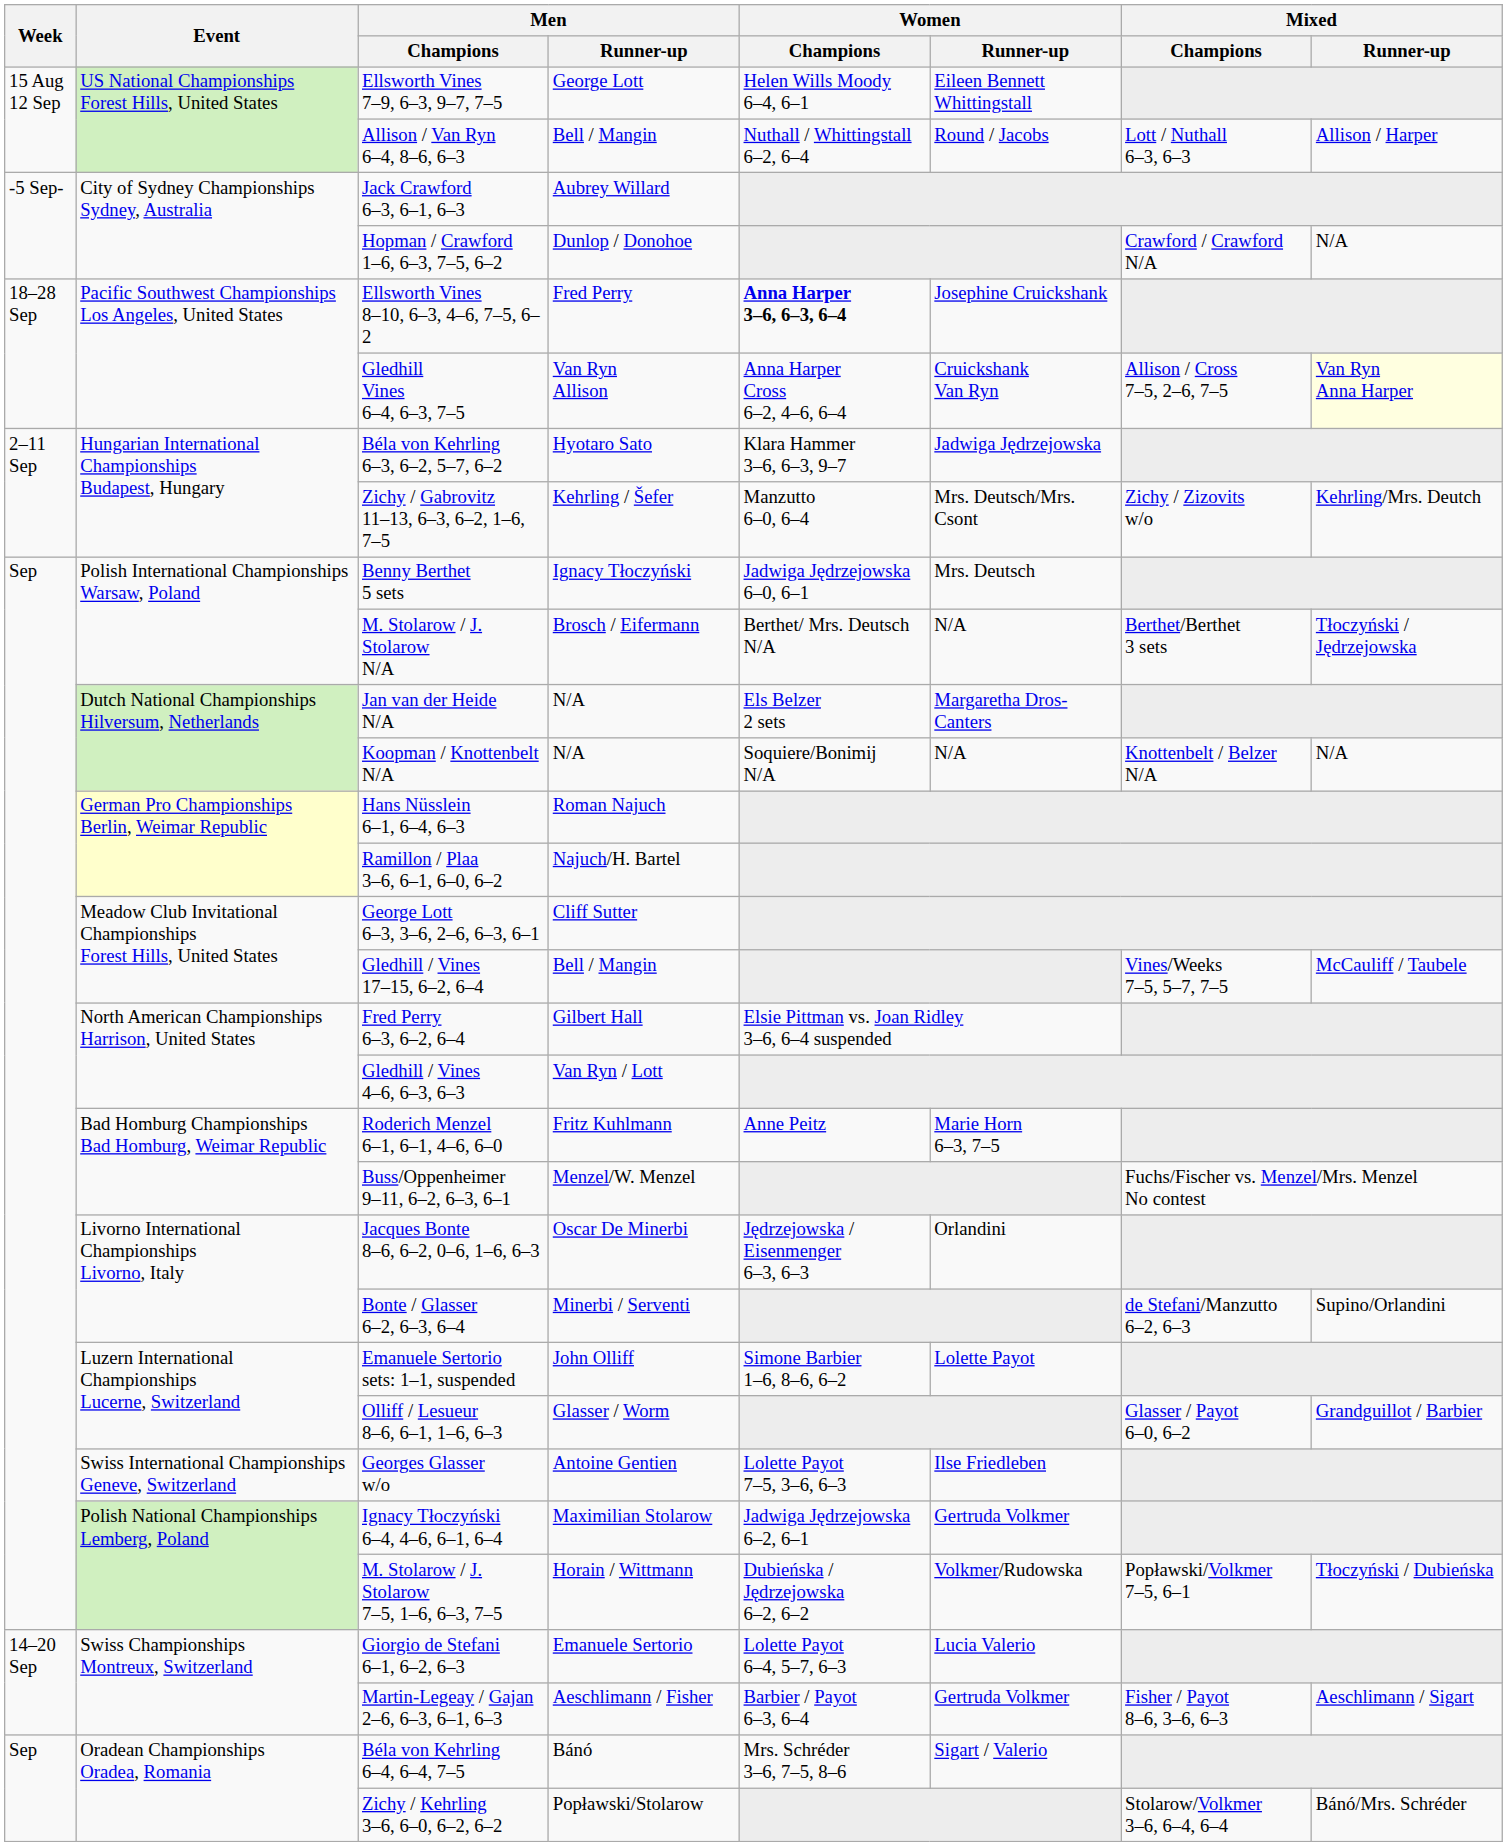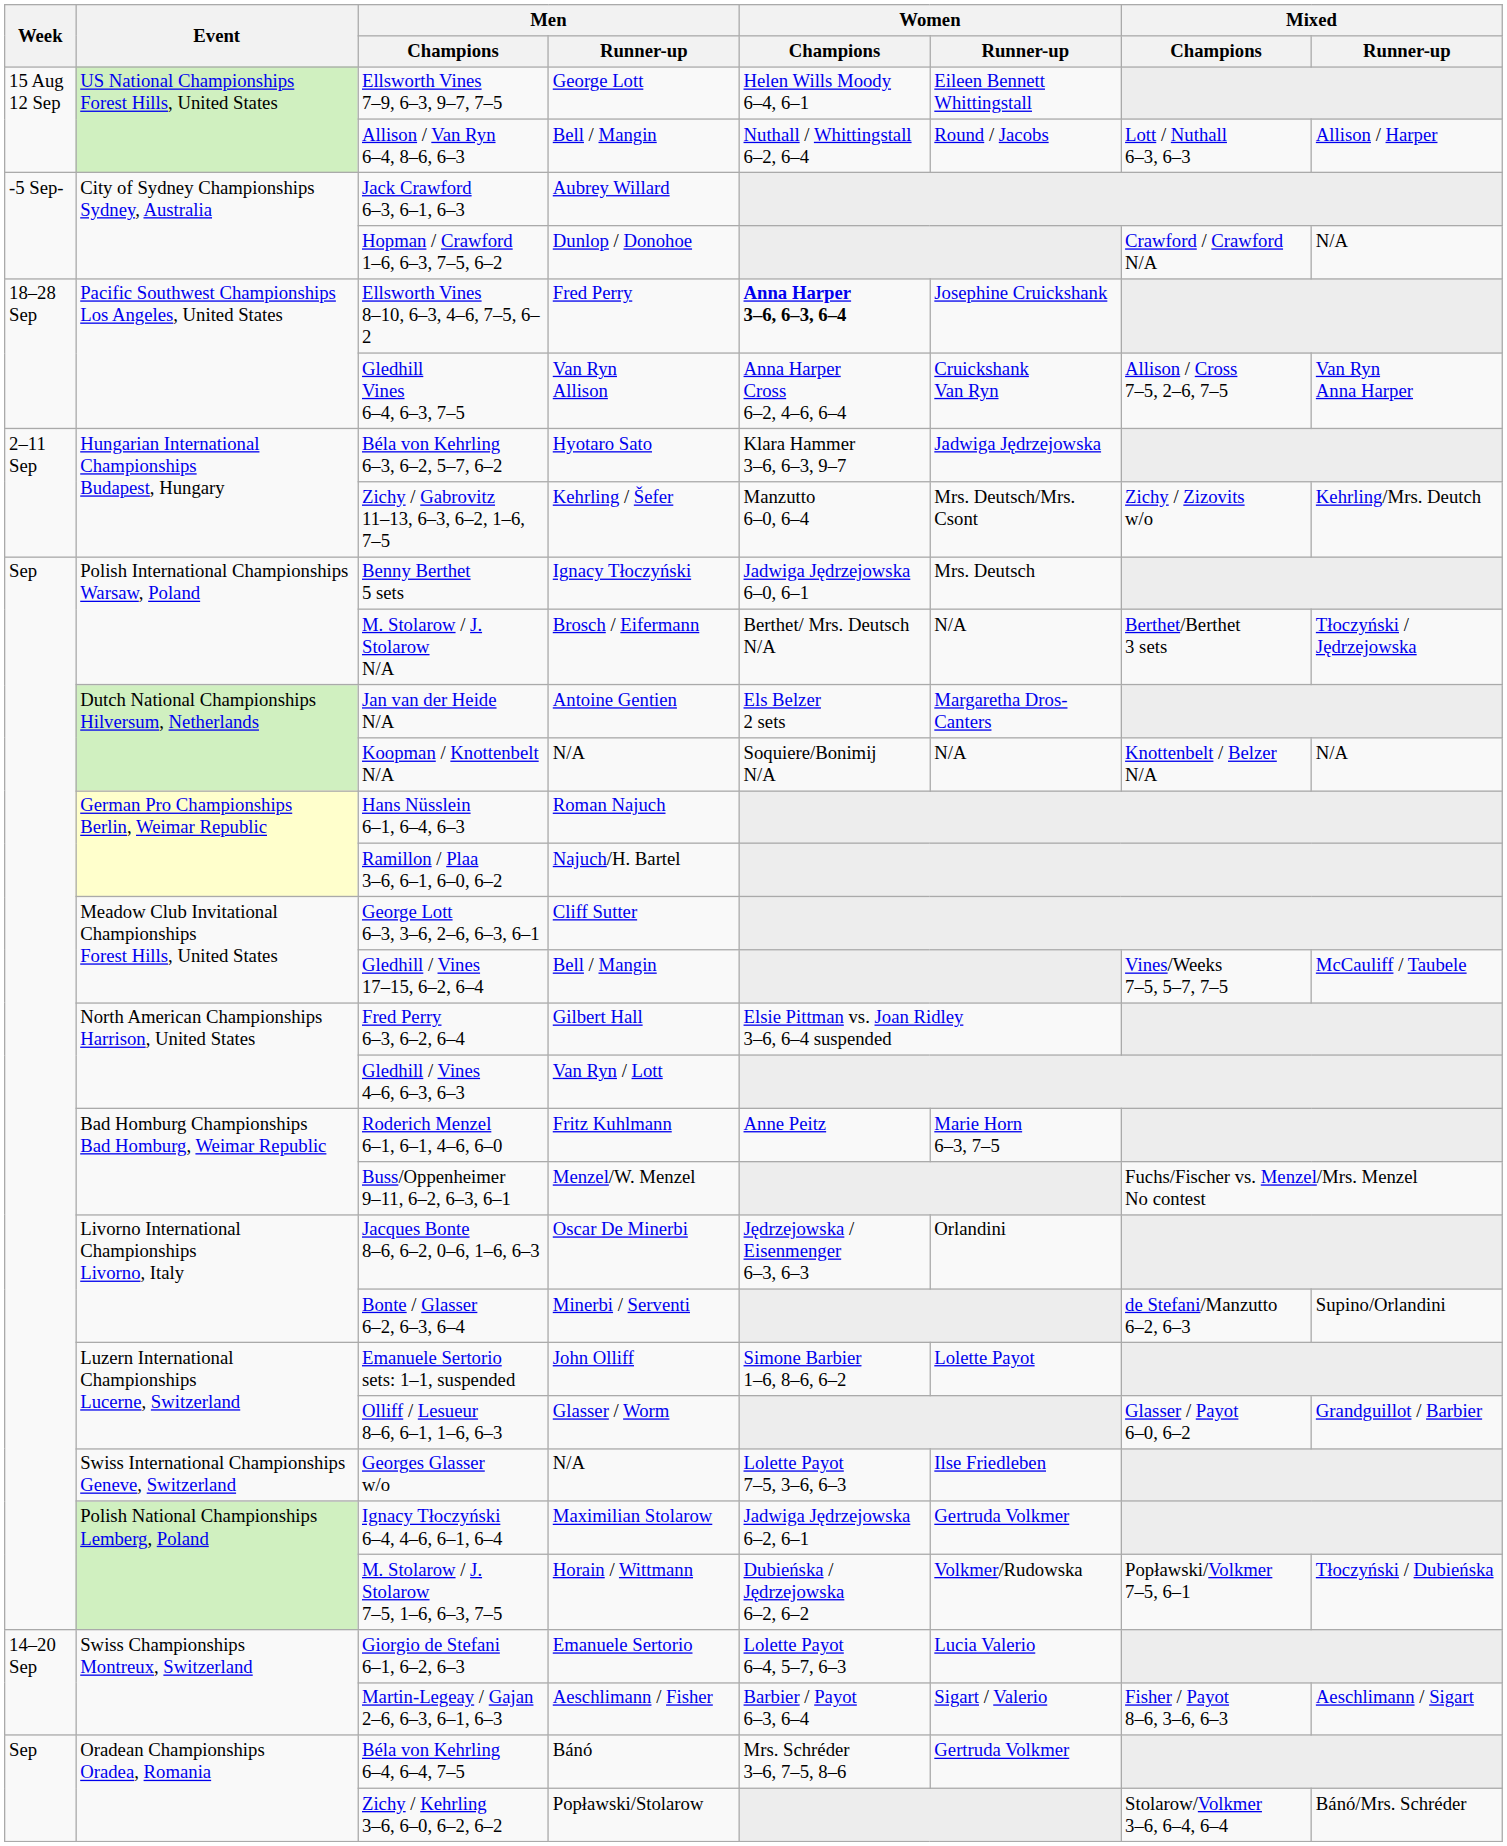(1364, 380) lightyellow background -> (1364, 380) no background
(569, 700) N/A -> (615, 700) Antoine Gentien
(615, 1463) Antoine Gentien -> (569, 1463) N/A
(1002, 1697) Gertruda Volkmer -> (991, 1697) Sigart / Valerio
(991, 1750) Sigart / Valerio -> (1002, 1750) Gertruda Volkmer
